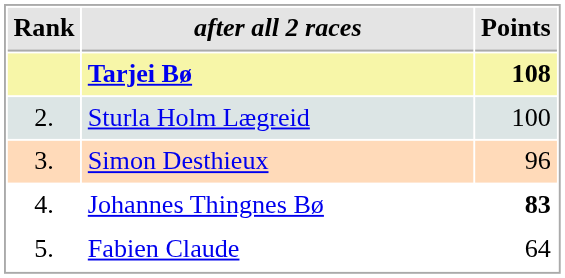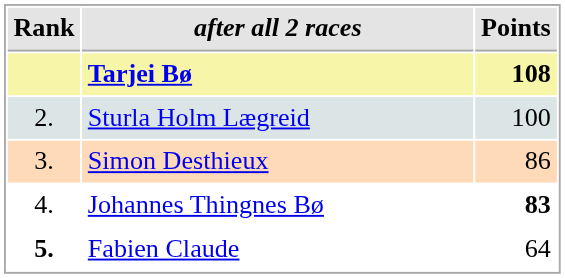(538, 161) 96 -> (538, 161) 86
(44, 248) normal -> (44, 248) bold
